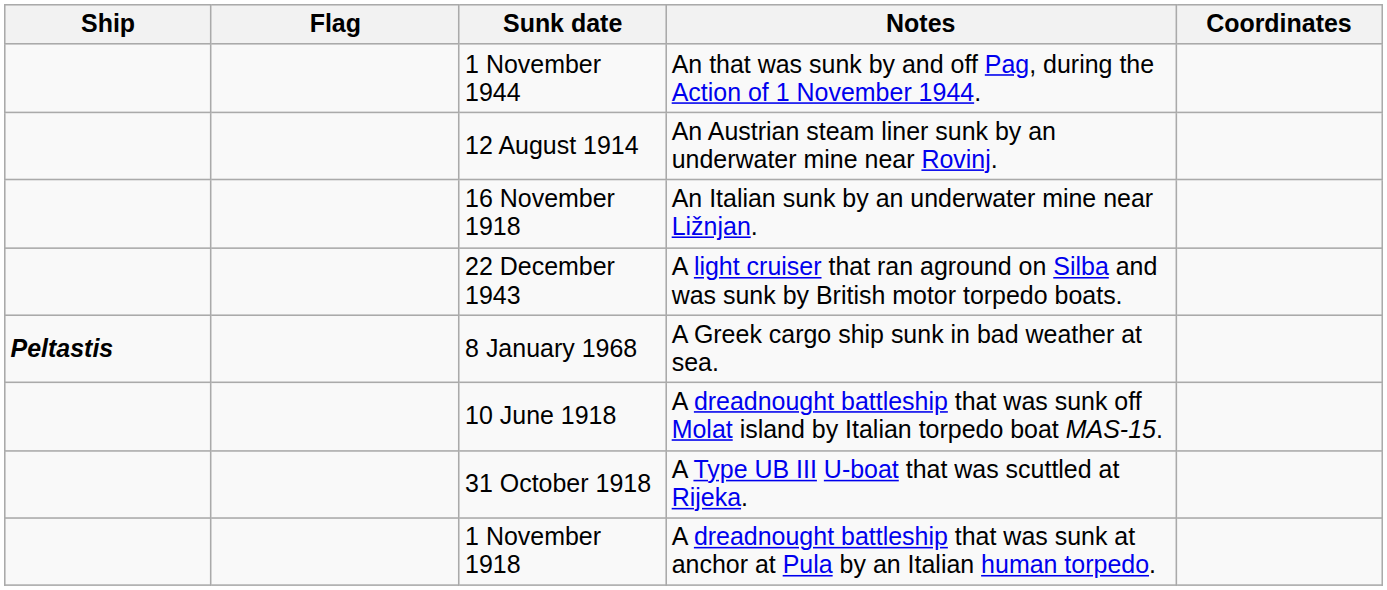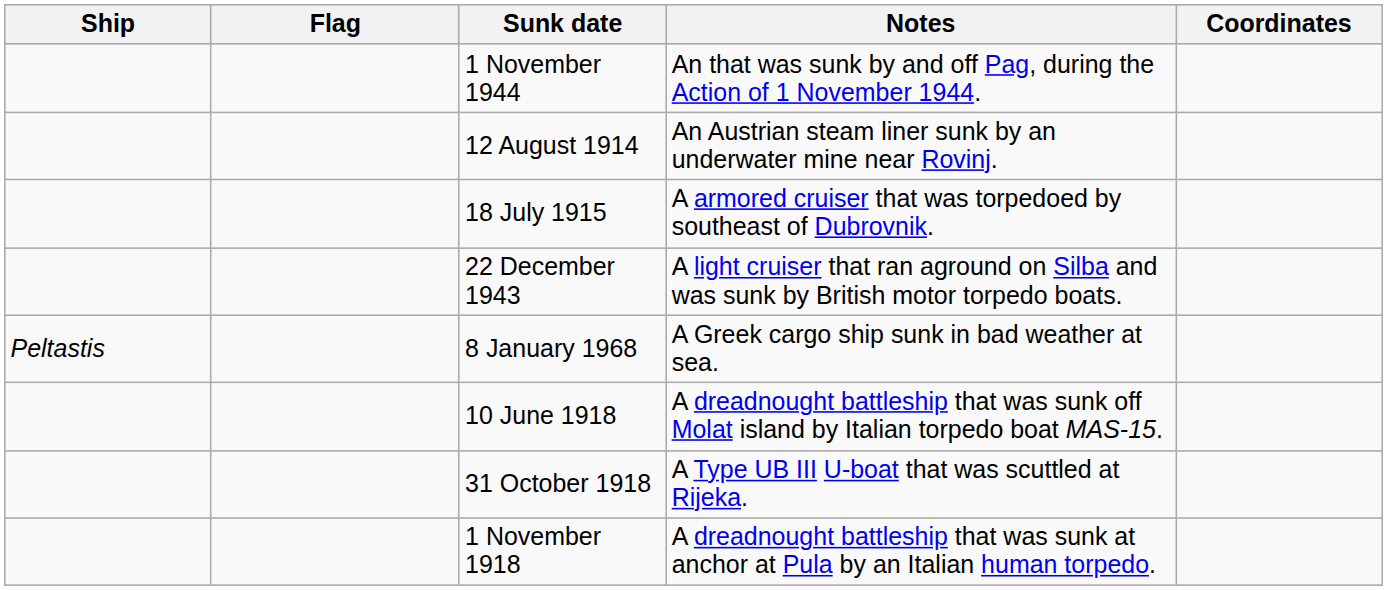- row: (540, 213)
+ row: (536, 213)
(62, 348) bold -> (58, 348) normal
